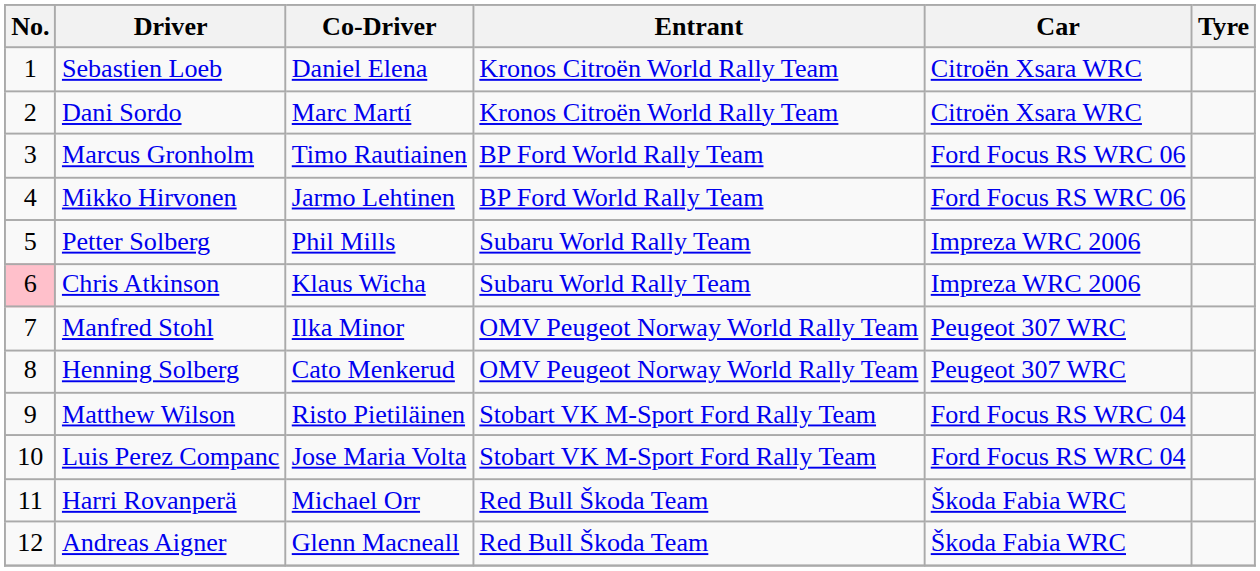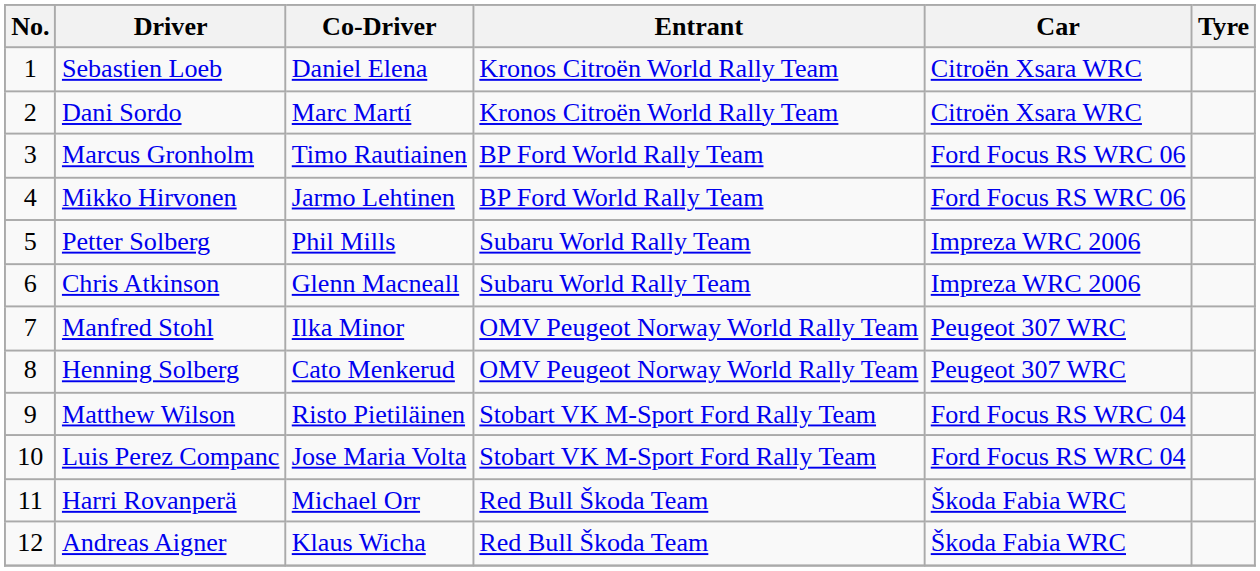(30, 284) pink background -> (30, 284) no background
(359, 284) Klaus Wicha -> (375, 284) Glenn Macneall
(375, 542) Glenn Macneall -> (359, 542) Klaus Wicha
